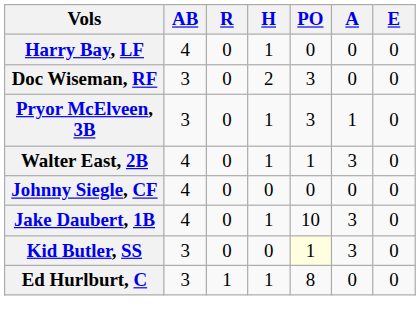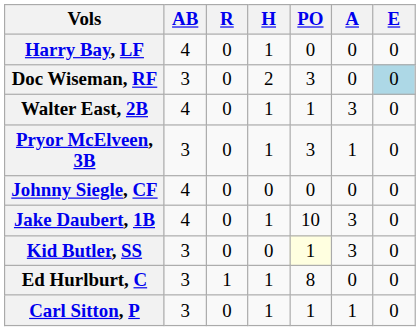(394, 79) no background -> (394, 79) lightblue background
rows swapped: (84, 160) <-> (84, 119)
+ row: (84, 310)
